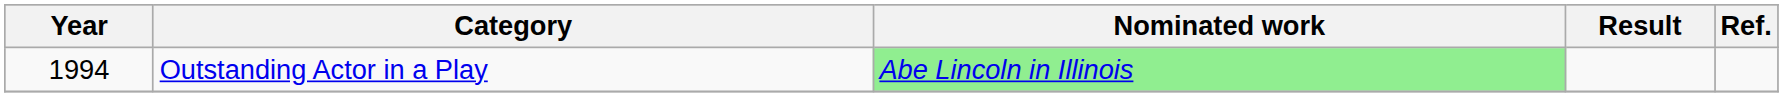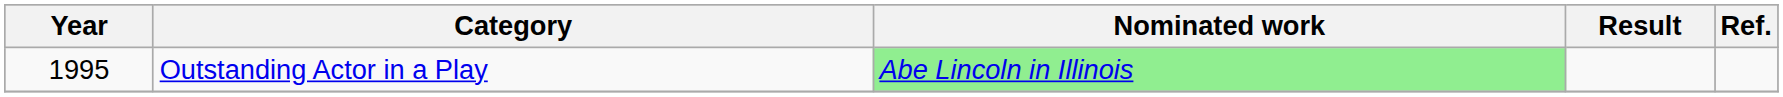(79, 69) 1994 -> (79, 69) 1995
